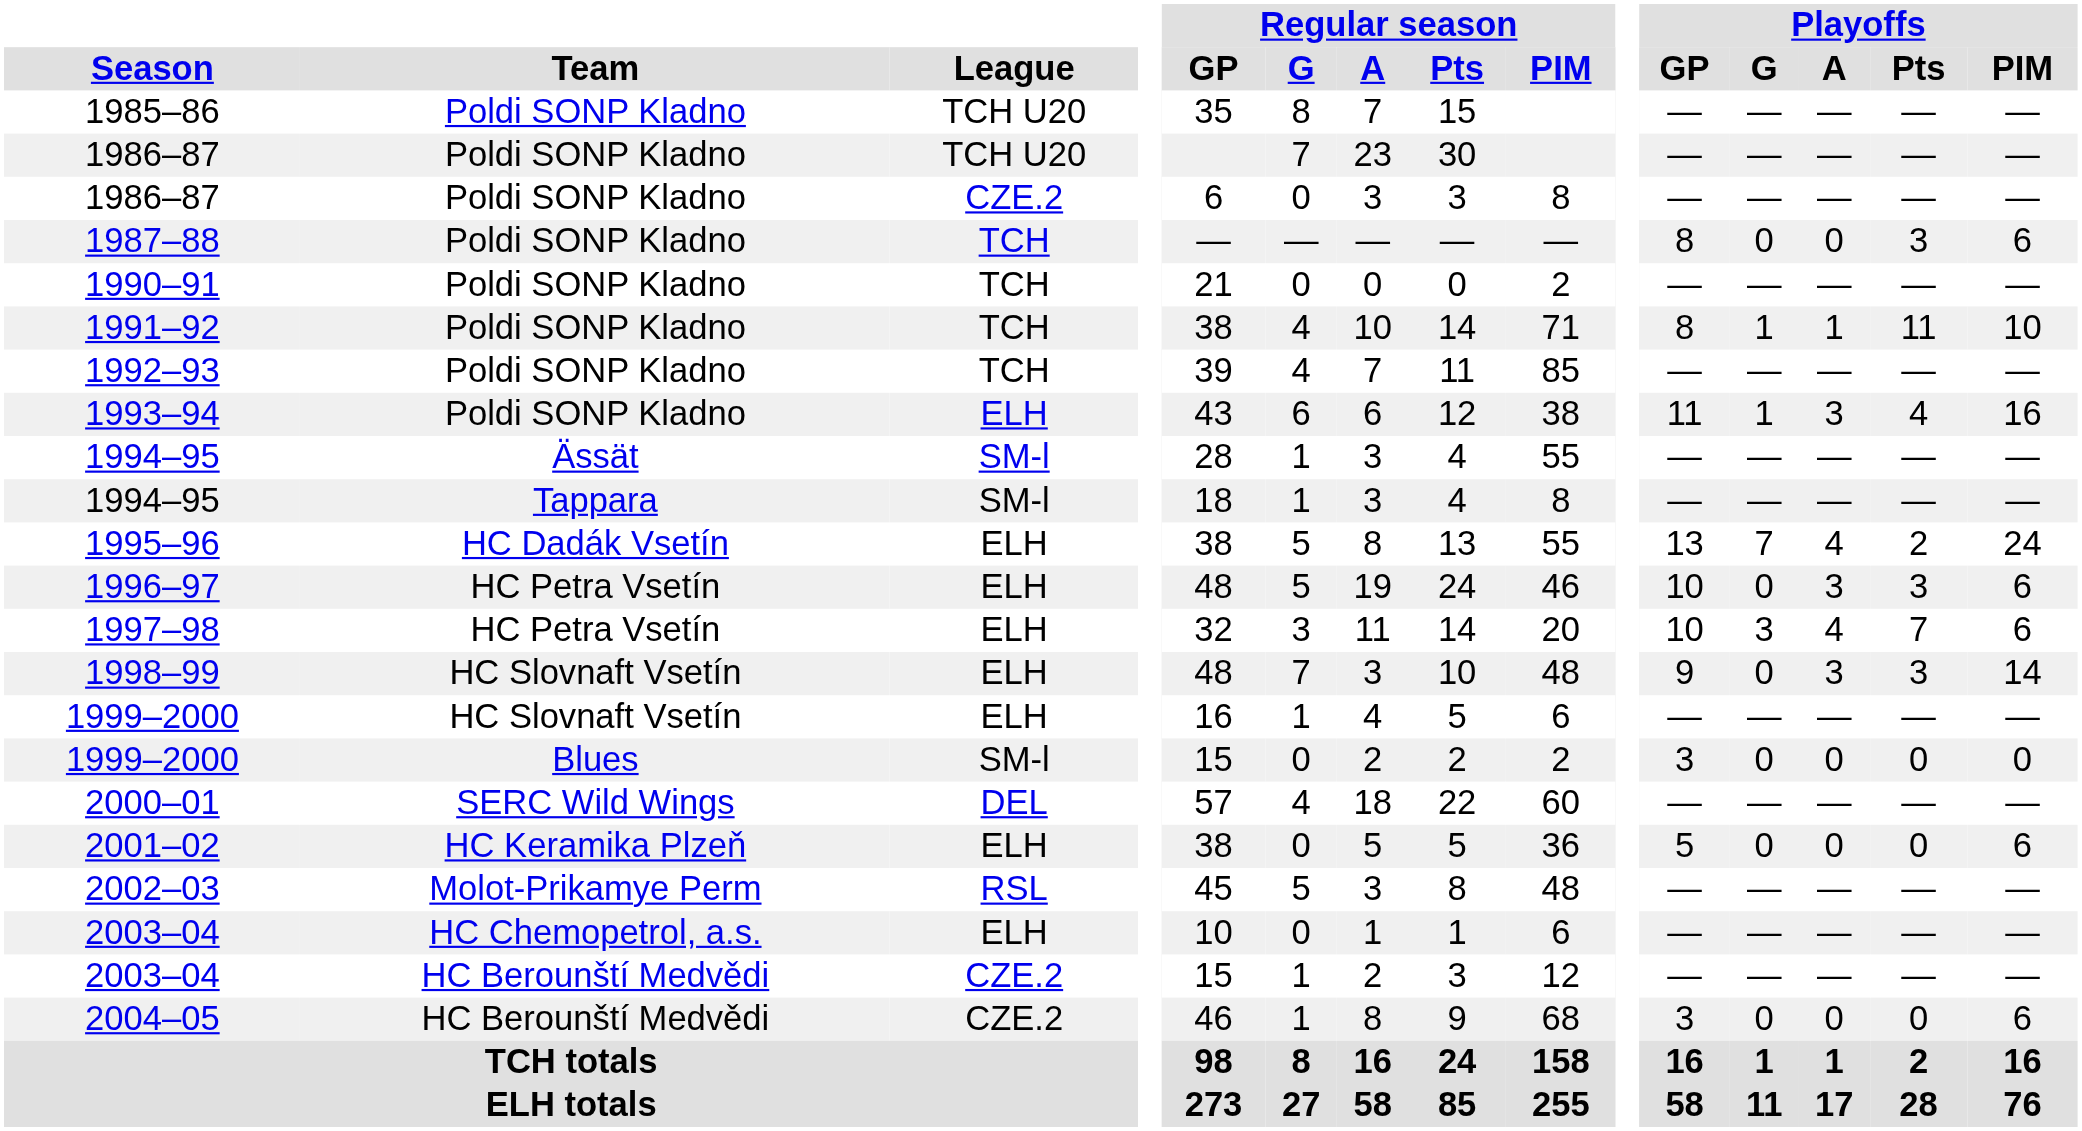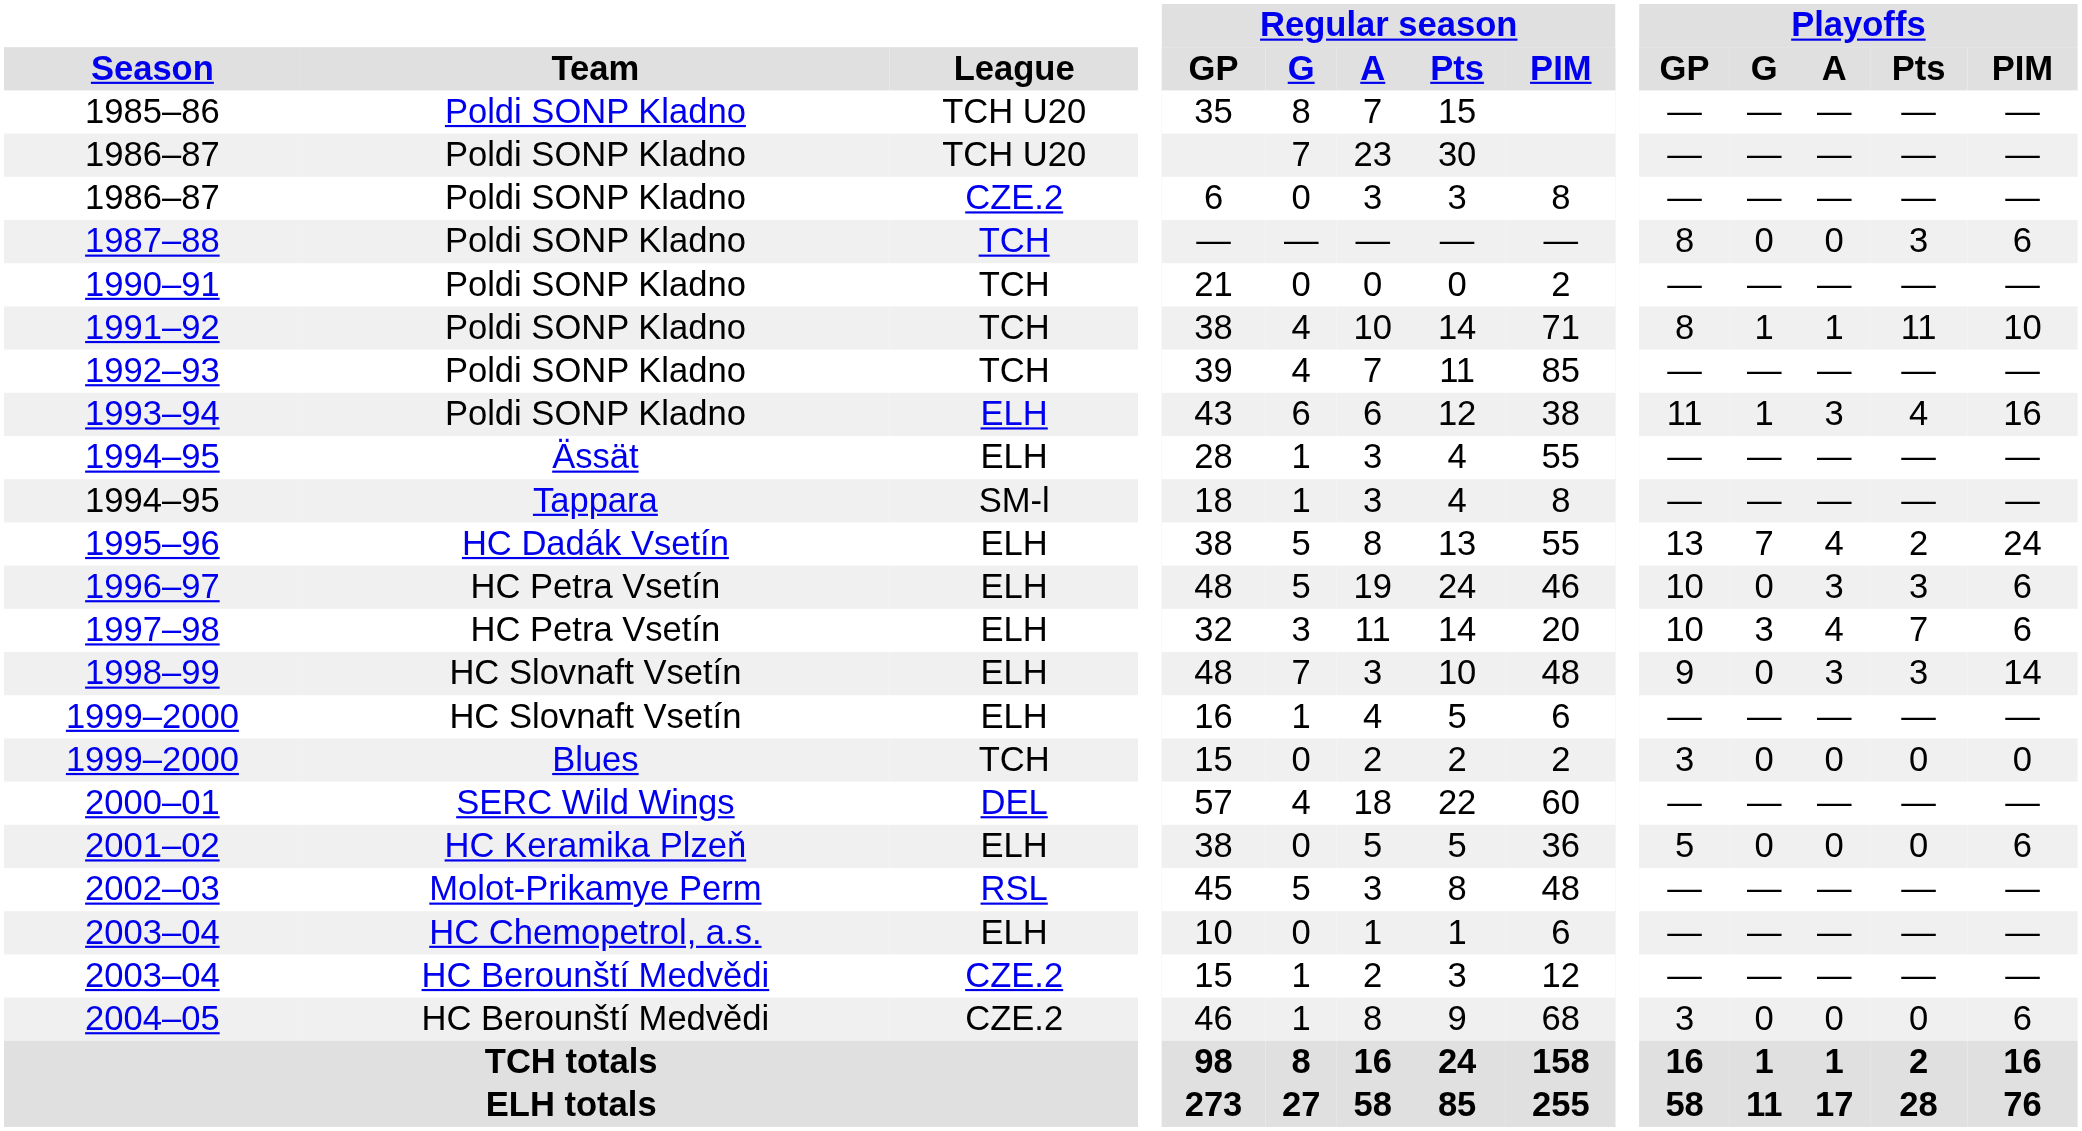(1014, 457) SM-l -> (1014, 457) ELH
(1014, 759) SM-l -> (1014, 759) TCH
